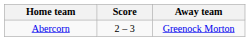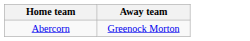- column: (125, 12)
